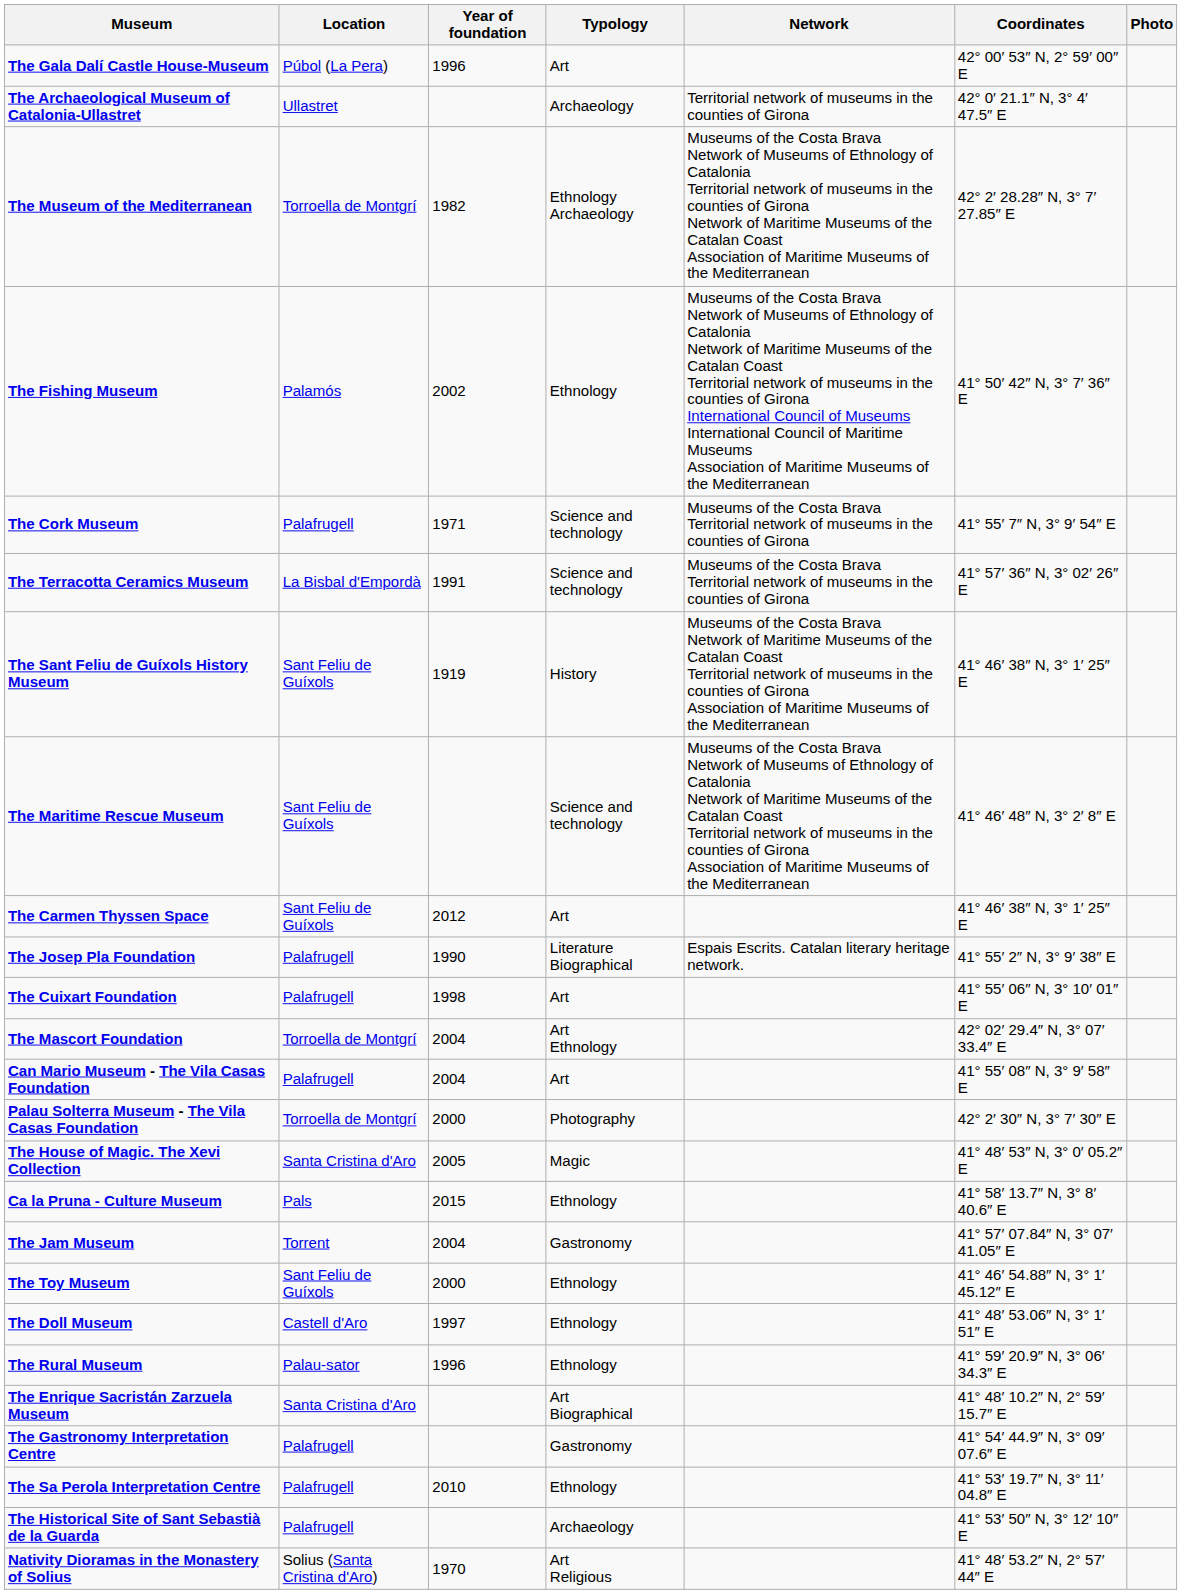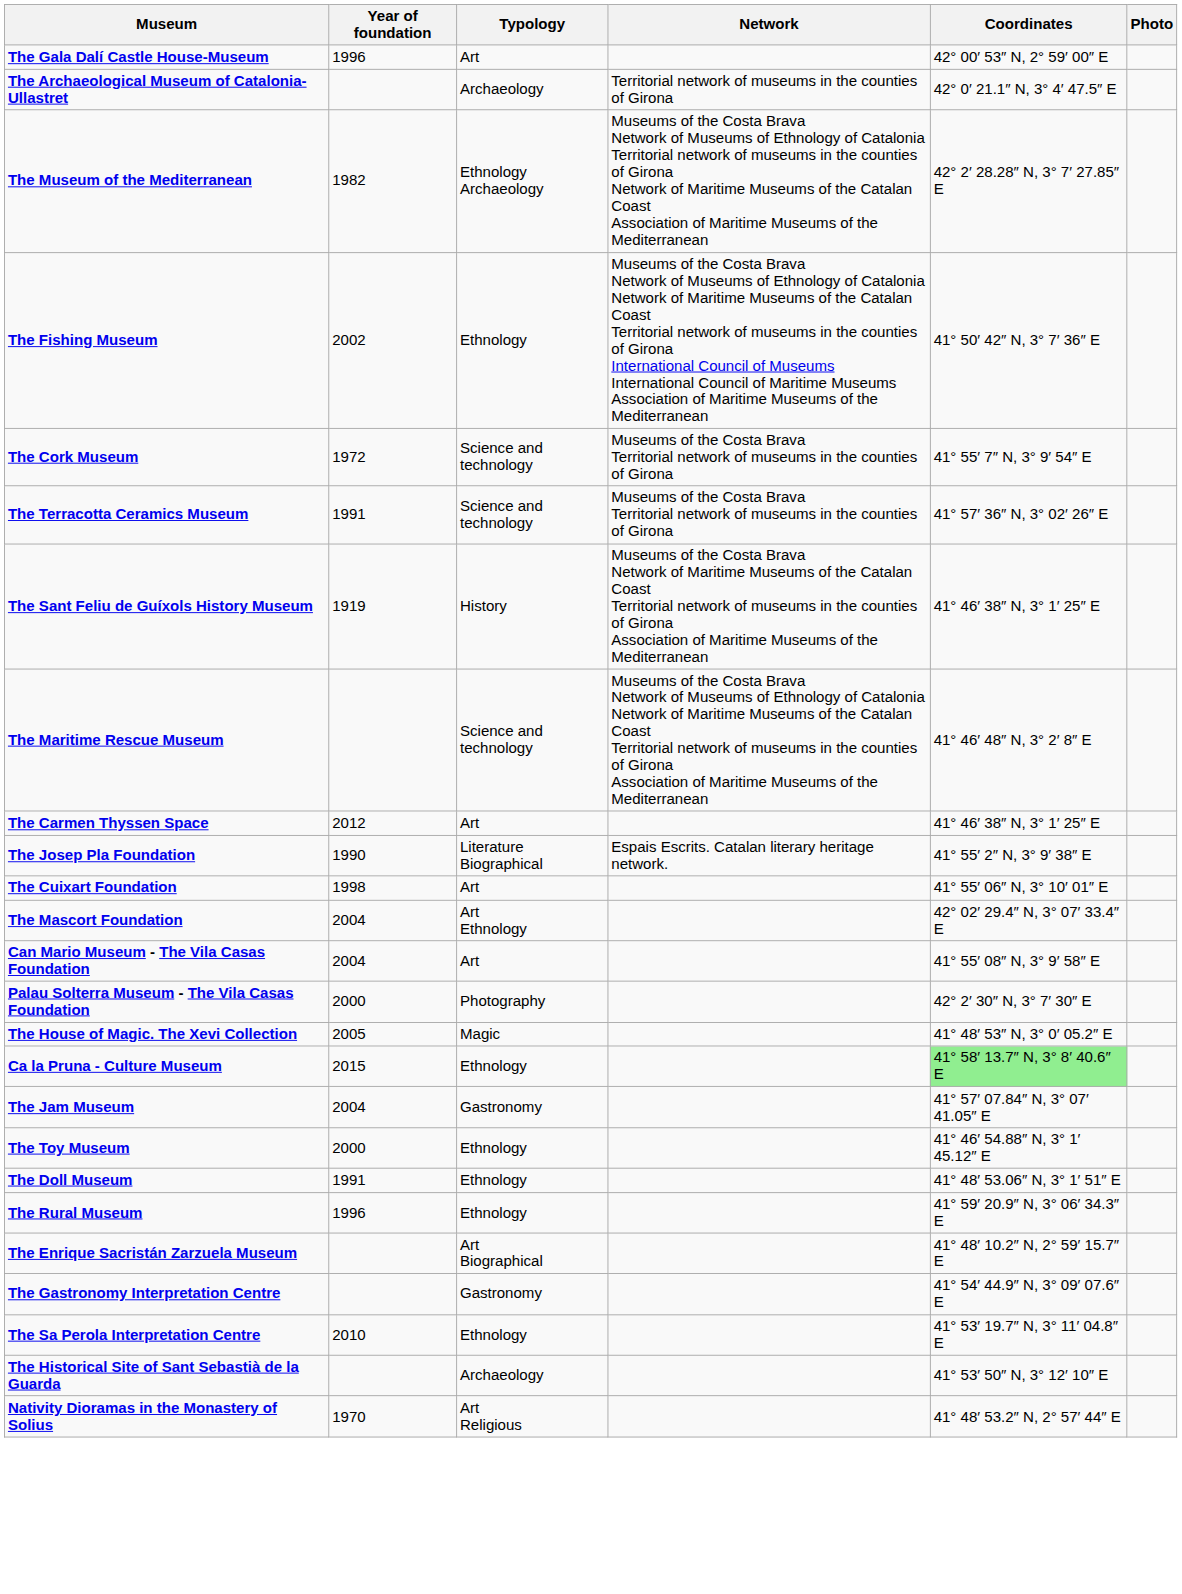- column: (354, 24)
(449, 524) 1971 -> (349, 457) 1972
(1027, 1201) no background -> (1022, 1066) lightgreen background
(449, 1324) 1997 -> (349, 1180) 1991
